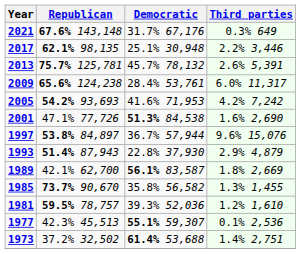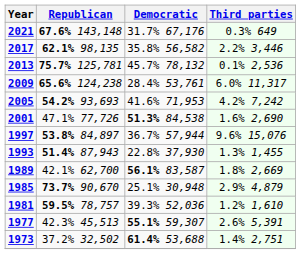(166, 49) 25.1% 30,948 -> (166, 49) 35.8% 56,582
(251, 66) 2.6% 5,391 -> (251, 66) 0.1% 2,536
(251, 153) 2.9% 4,879 -> (251, 153) 1.3% 1,455
(166, 187) 35.8% 56,582 -> (166, 187) 25.1% 30,948
(251, 187) 1.3% 1,455 -> (251, 187) 2.9% 4,879
(251, 222) 0.1% 2,536 -> (251, 222) 2.6% 5,391
